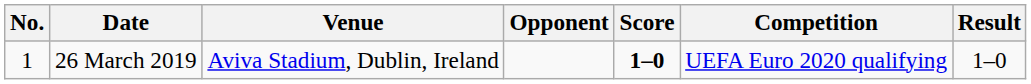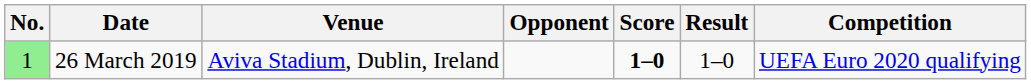columns swapped: (989, 22) <-> (816, 22)
(27, 59) no background -> (27, 59) lightgreen background
